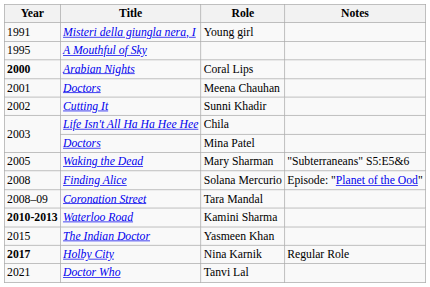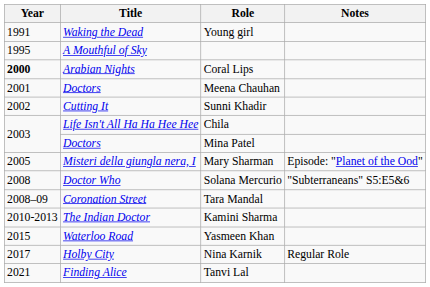(129, 32) Misteri della giungla nera, I -> (103, 32) Waking the Dead
(103, 161) Waking the Dead -> (129, 161) Misteri della giungla nera, I
(348, 161) "Subterraneans" S5:E5&6 -> (355, 161) Episode: "Planet of the Ood"
(95, 180) Finding Alice -> (92, 180) Doctor Who
(355, 180) Episode: "Planet of the Ood" -> (348, 180) "Subterraneans" S5:E5&6
(32, 217) bold -> (32, 217) normal
(98, 217) Waterloo Road -> (107, 217) The Indian Doctor
(107, 236) The Indian Doctor -> (98, 236) Waterloo Road
(19, 254) bold -> (19, 254) normal
(92, 273) Doctor Who -> (95, 273) Finding Alice
